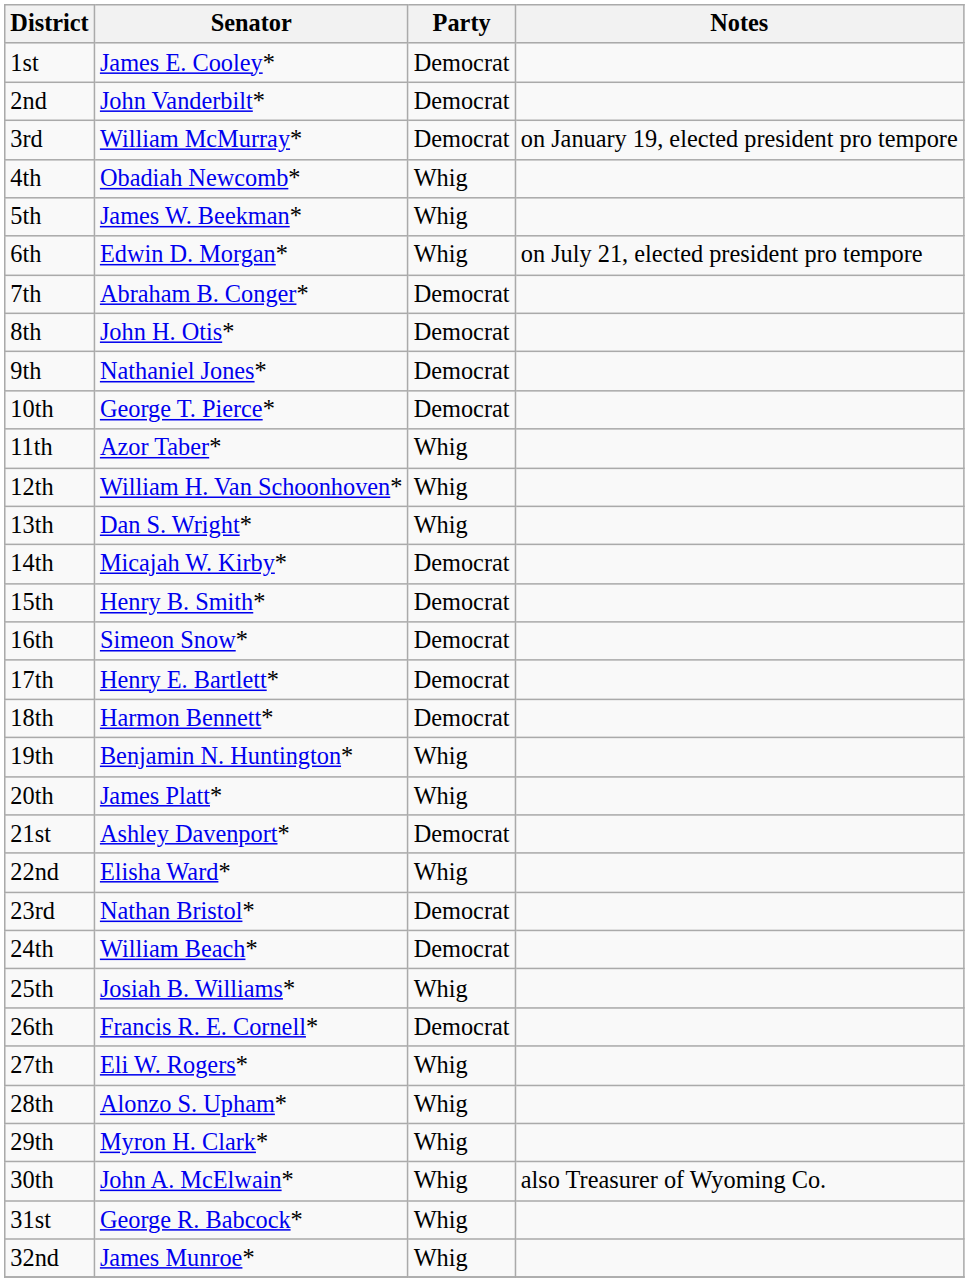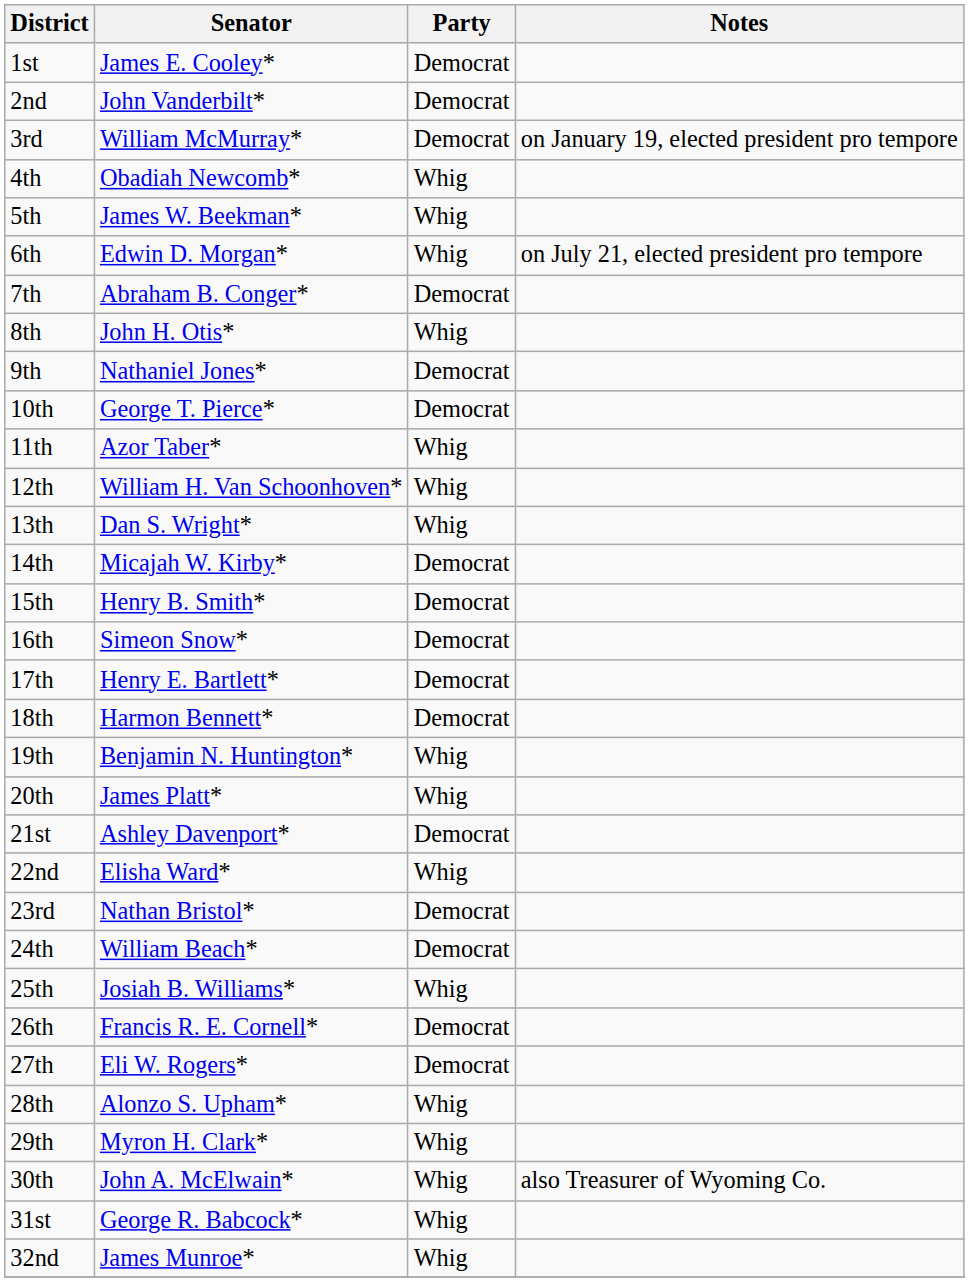(462, 332) Democrat -> (441, 332) Whig
(441, 1065) Whig -> (462, 1065) Democrat
